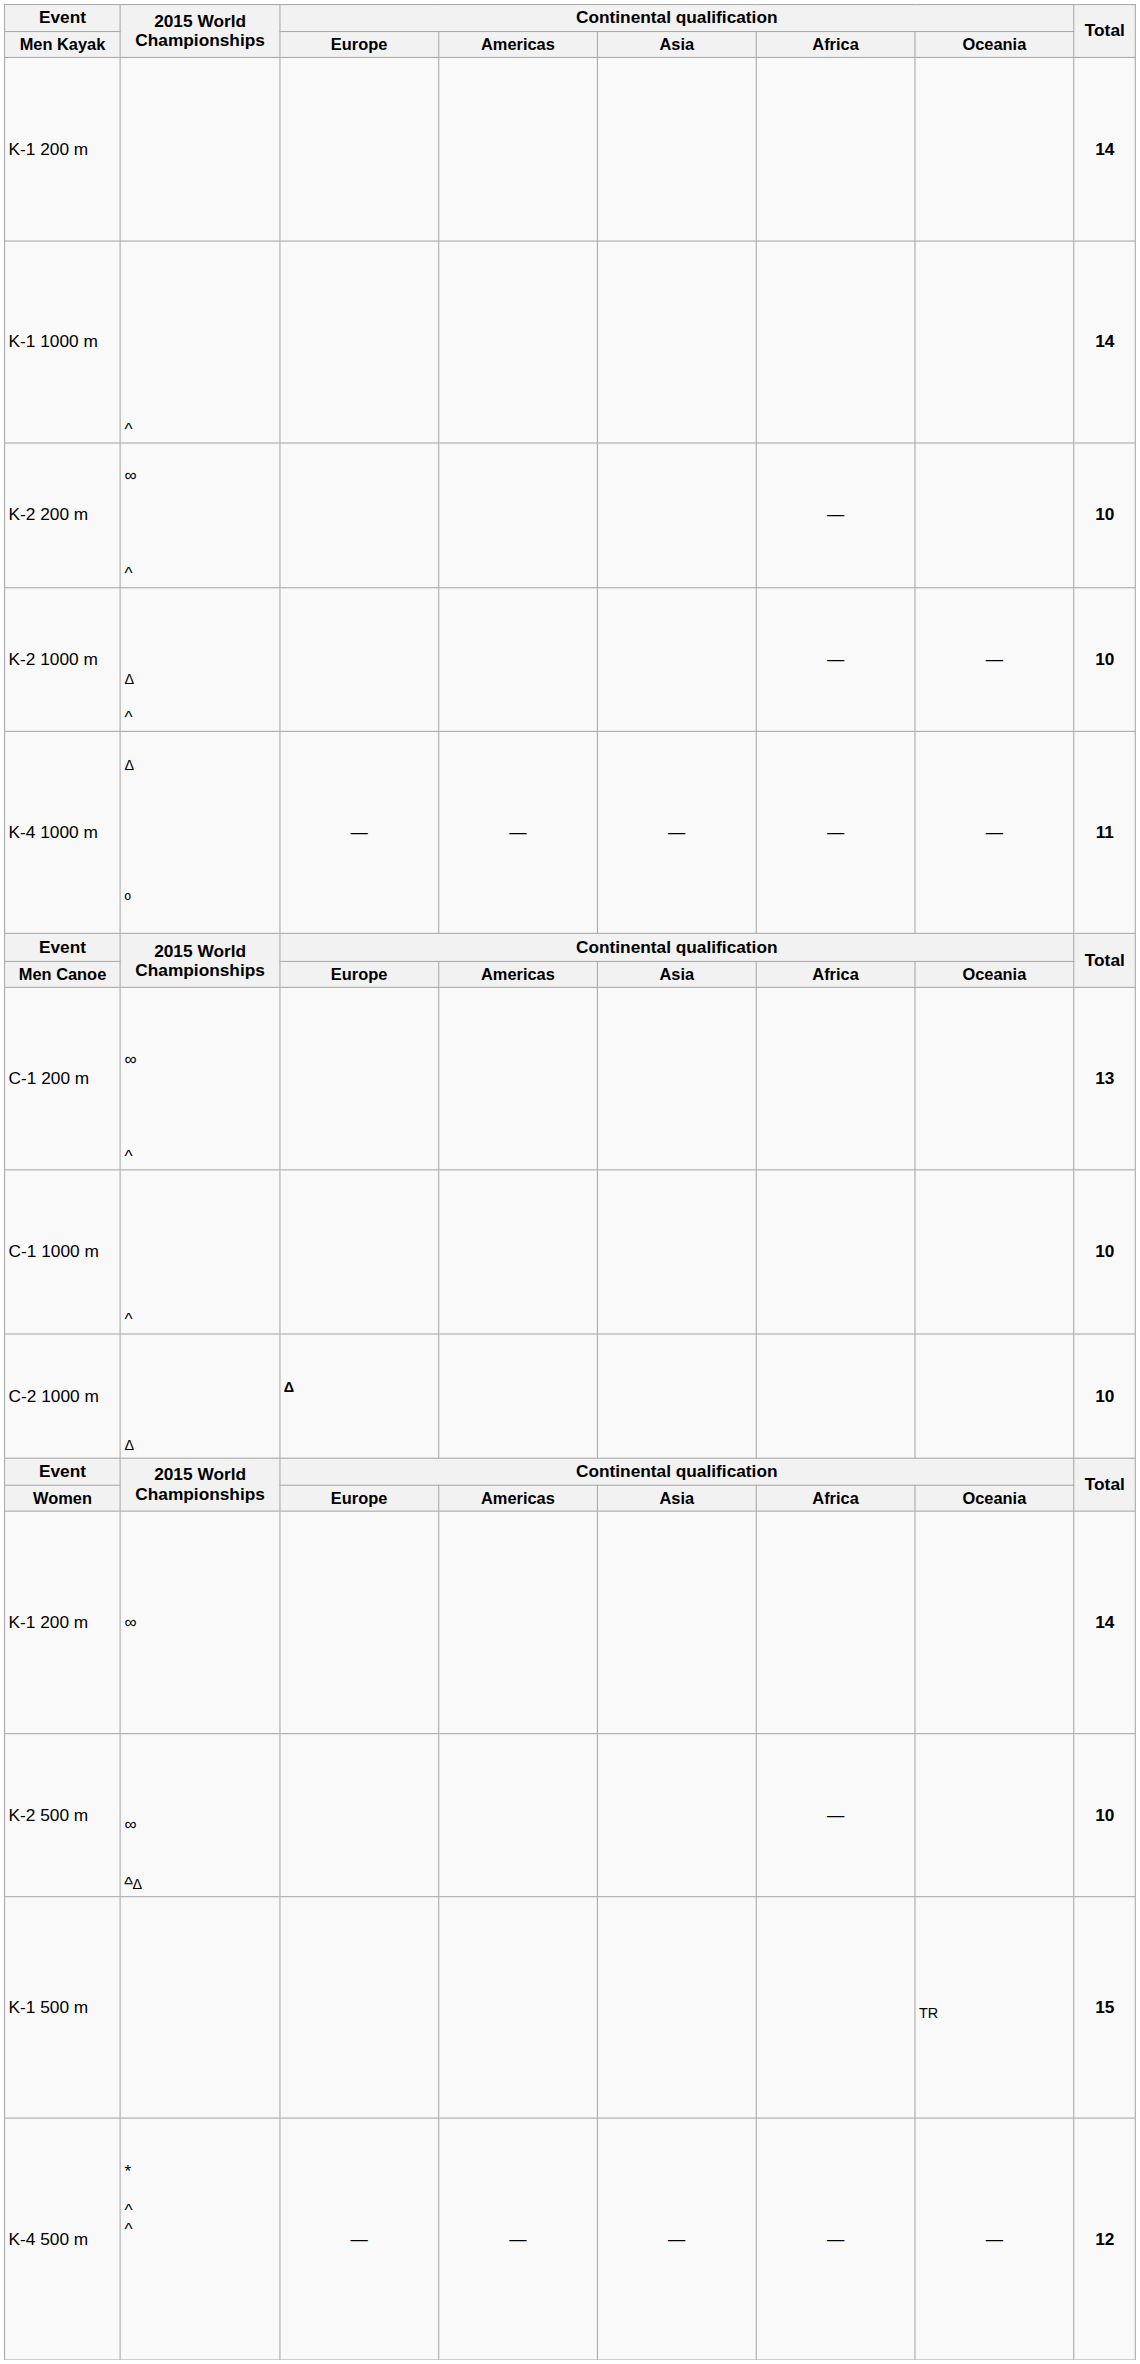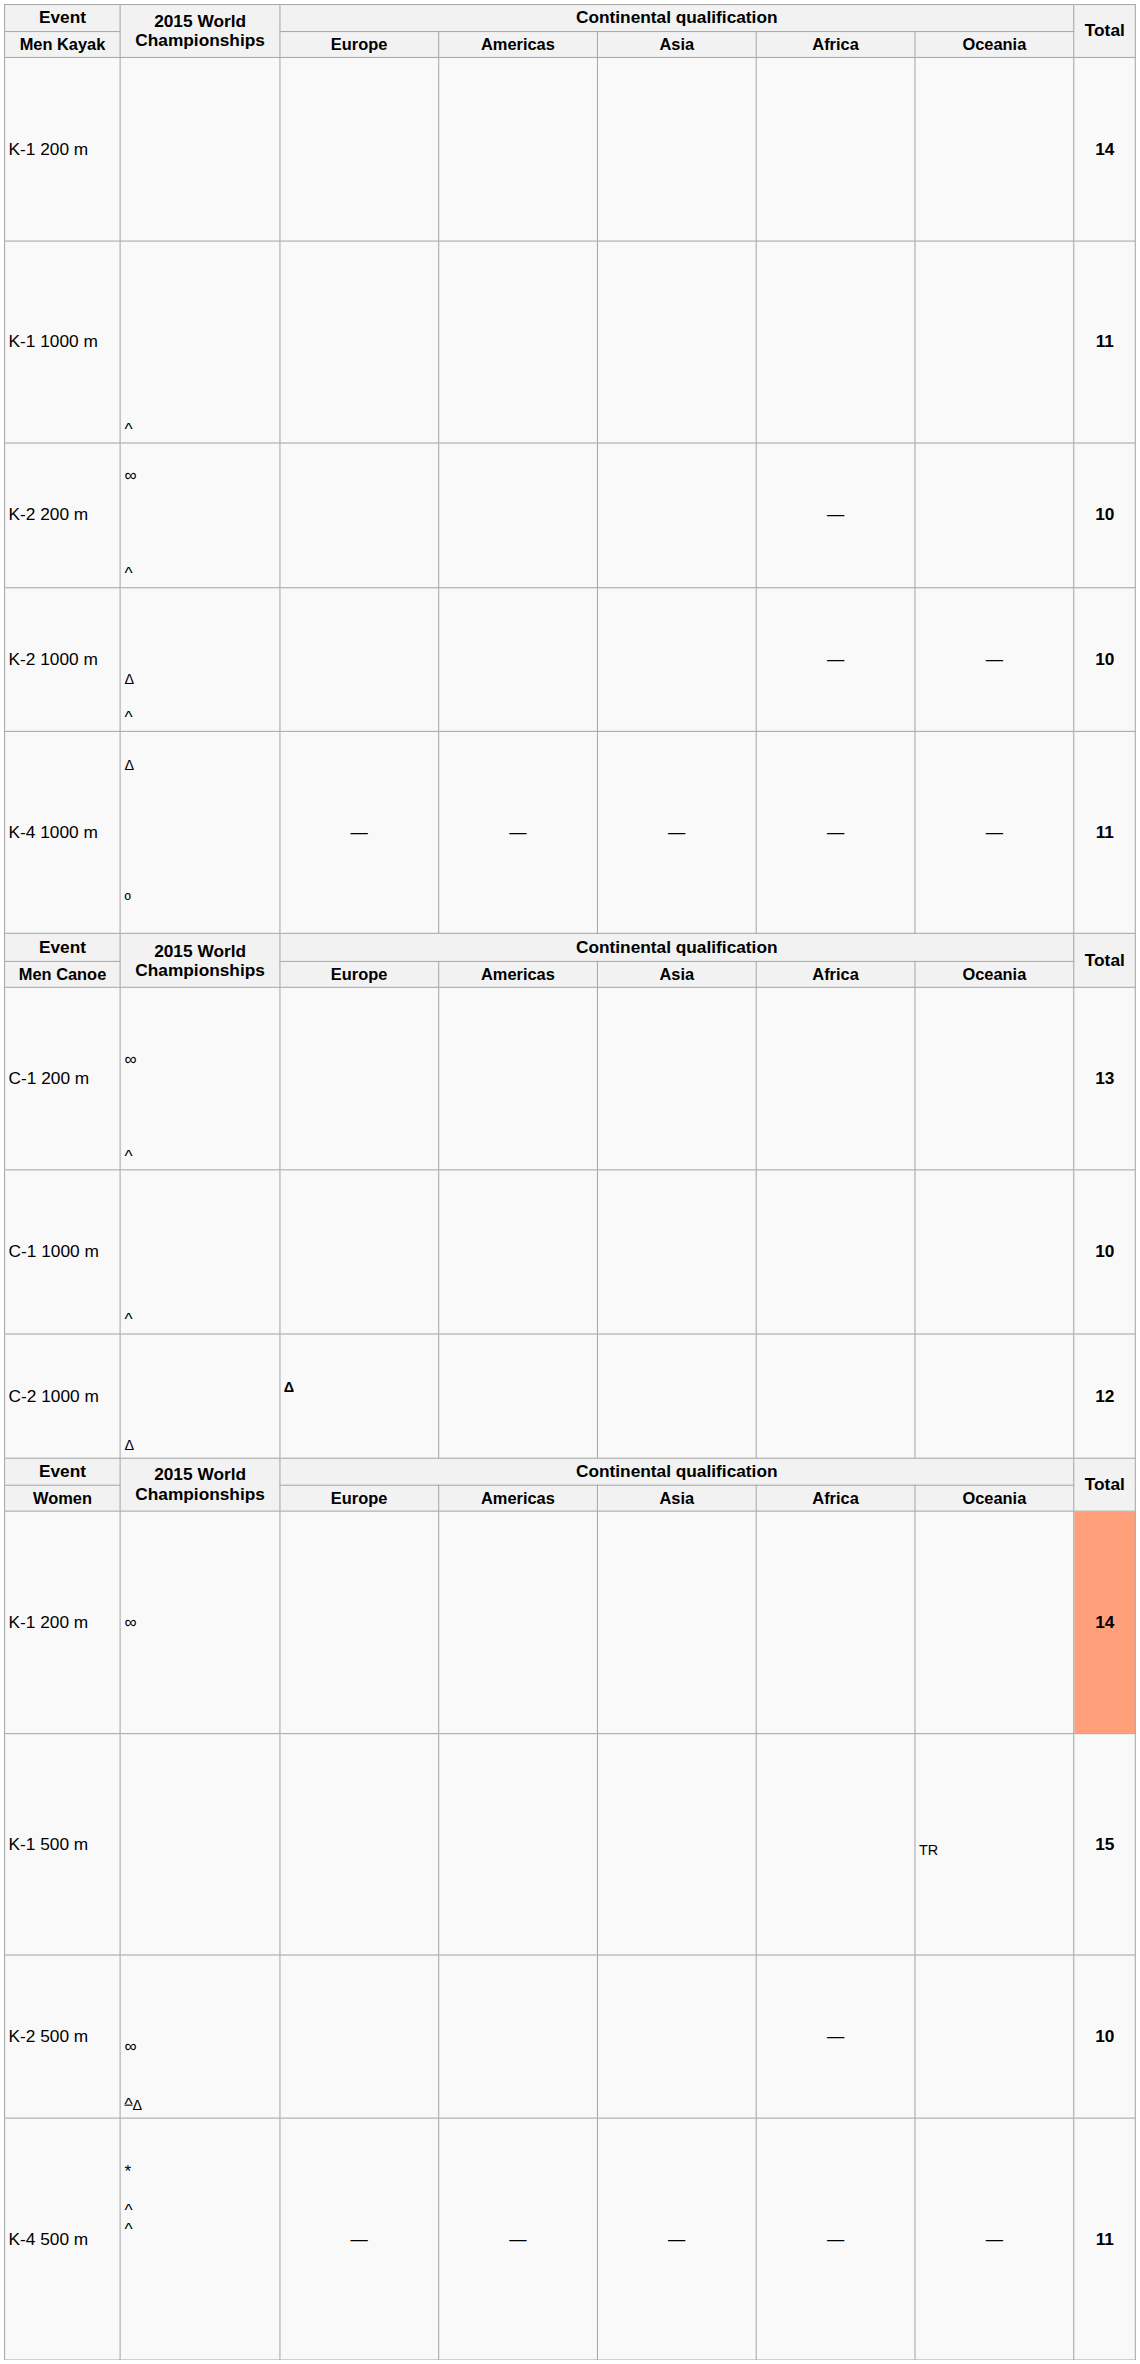(1105, 342) 14 -> (1105, 342) 11
(1105, 1395) 10 -> (1105, 1395) 12
(1105, 1622) no background -> (1105, 1622) lightsalmon background
rows swapped: (48, 2007) <-> (48, 1814)
(1105, 2239) 12 -> (1105, 2239) 11
